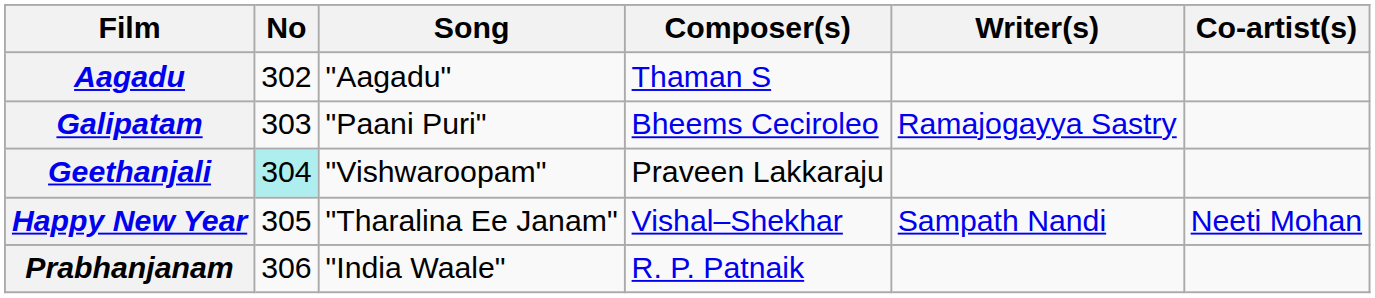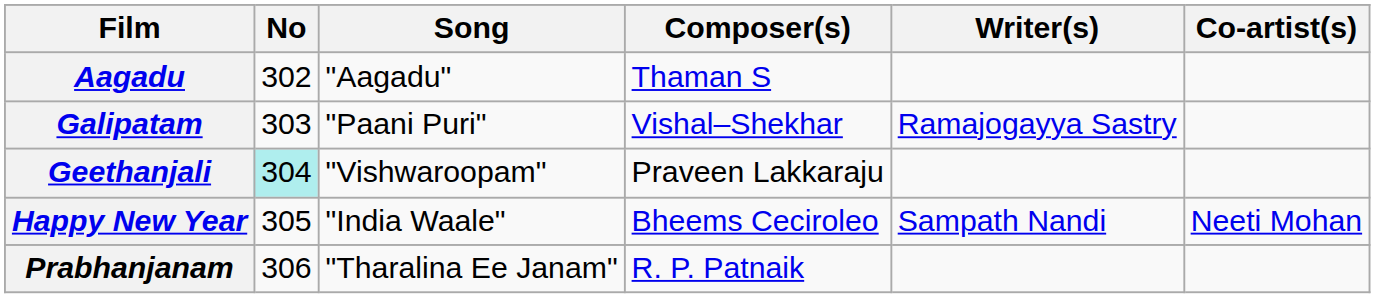(755, 124) Bheems Ceciroleo -> (737, 124) Vishal–Shekhar
(472, 220) "Tharalina Ee Janam" -> (416, 220) "India Waale"
(737, 220) Vishal–Shekhar -> (755, 220) Bheems Ceciroleo
(416, 268) "India Waale" -> (472, 268) "Tharalina Ee Janam"
